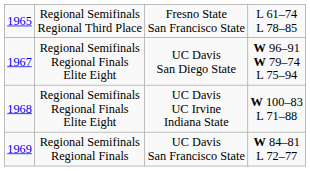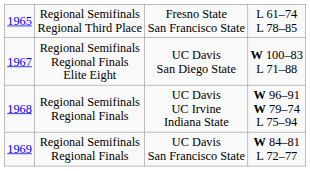(277, 61) W 96–91 W 79–74 L 75–94 -> (277, 61) W 100–83 L 71–88
(90, 108) Regional Semifinals Regional Finals Elite Eight -> (90, 108) Regional Semifinals Regional Finals
(277, 108) W 100–83 L 71–88 -> (277, 108) W 96–91 W 79–74 L 75–94
